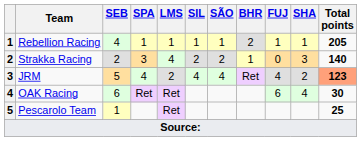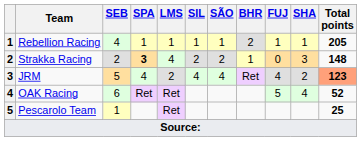(144, 59) normal -> (144, 59) bold
(338, 59) 140 -> (338, 59) 148
(278, 93) 6 -> (278, 93) 5
(338, 93) 30 -> (338, 93) 52
